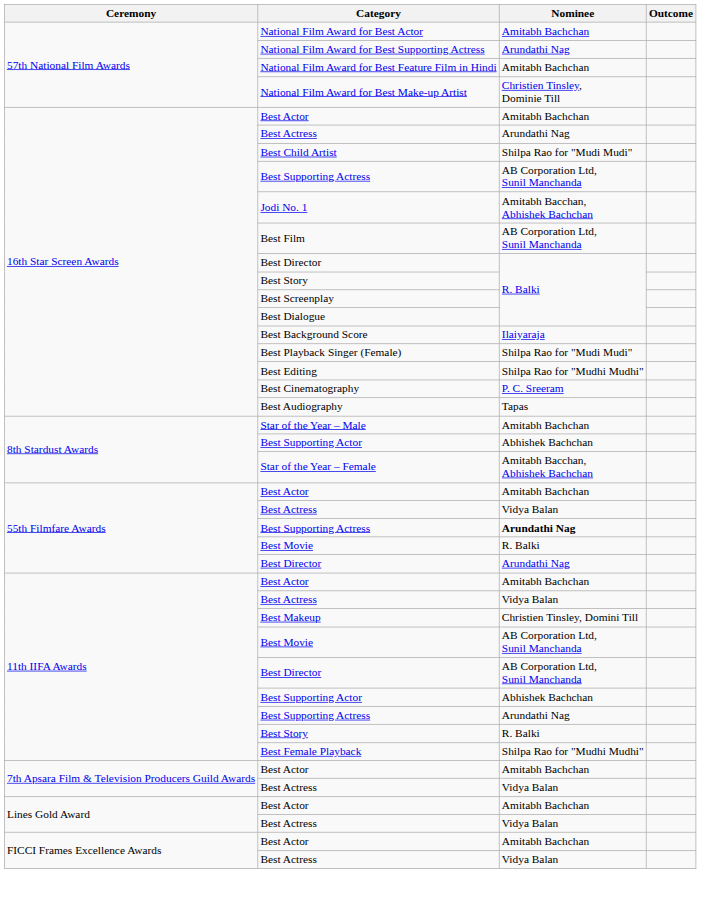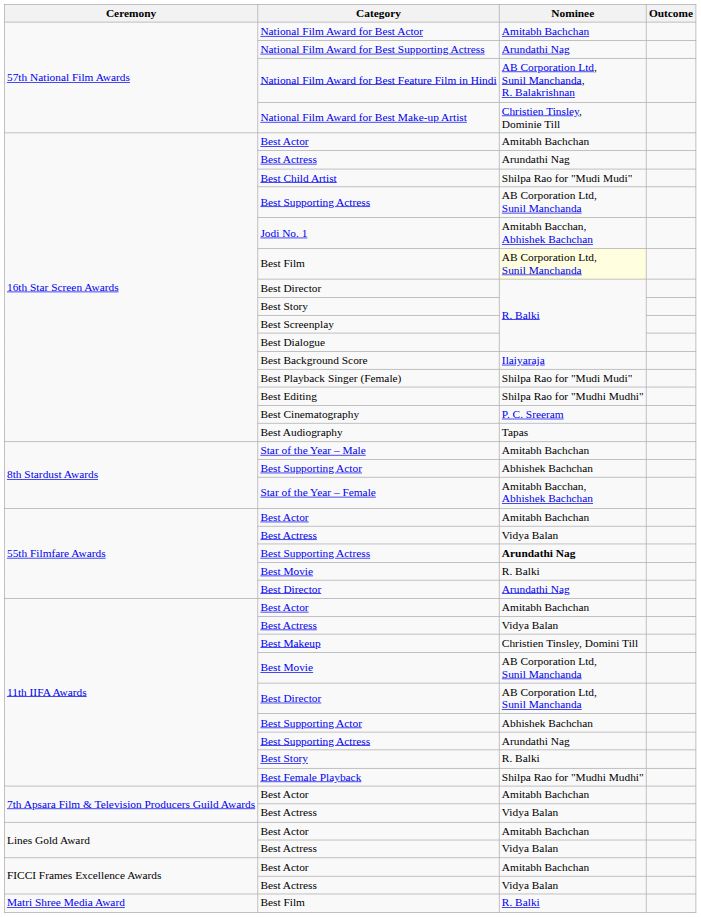(546, 67) Amitabh Bachchan -> (549, 80) AB Corporation Ltd, Sunil Manchanda, R. Balakrishnan
(549, 238) no background -> (549, 263) lightyellow background
+ row: (66, 903)
